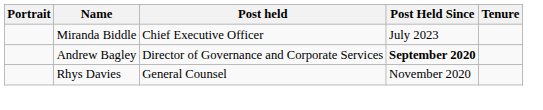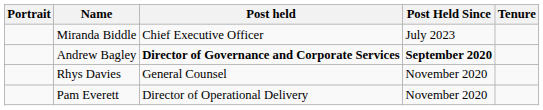(263, 54) normal -> (271, 54) bold
+ row: (88, 94)
